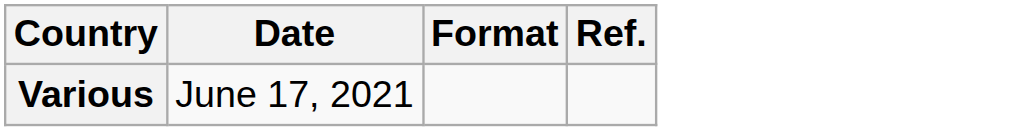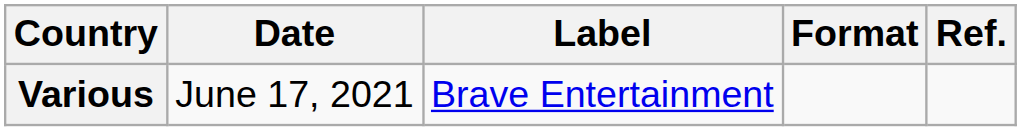+ column: (602, 34)
